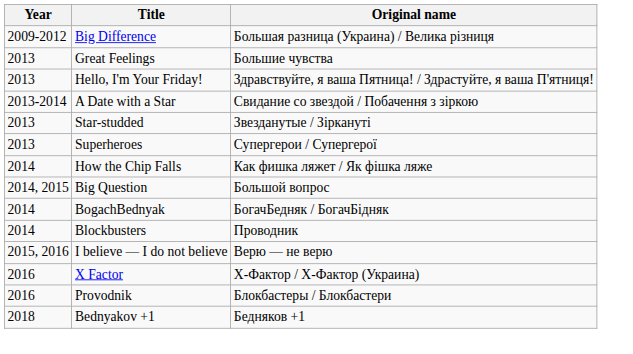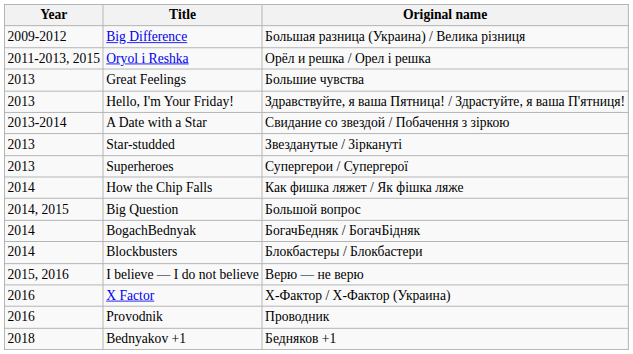+ row: (147, 58)
(266, 230) Проводник -> (344, 252) Блокбастеры / Блокбастери
(313, 295) Блокбастеры / Блокбастери -> (297, 317) Проводник
